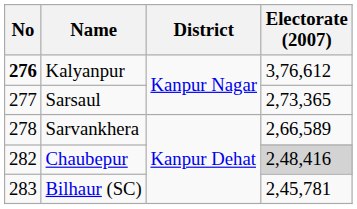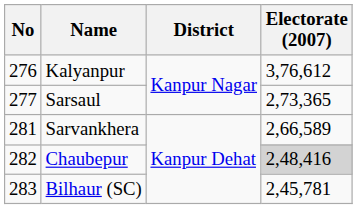(23, 70) bold -> (23, 70) normal
(23, 129) 278 -> (23, 129) 281
